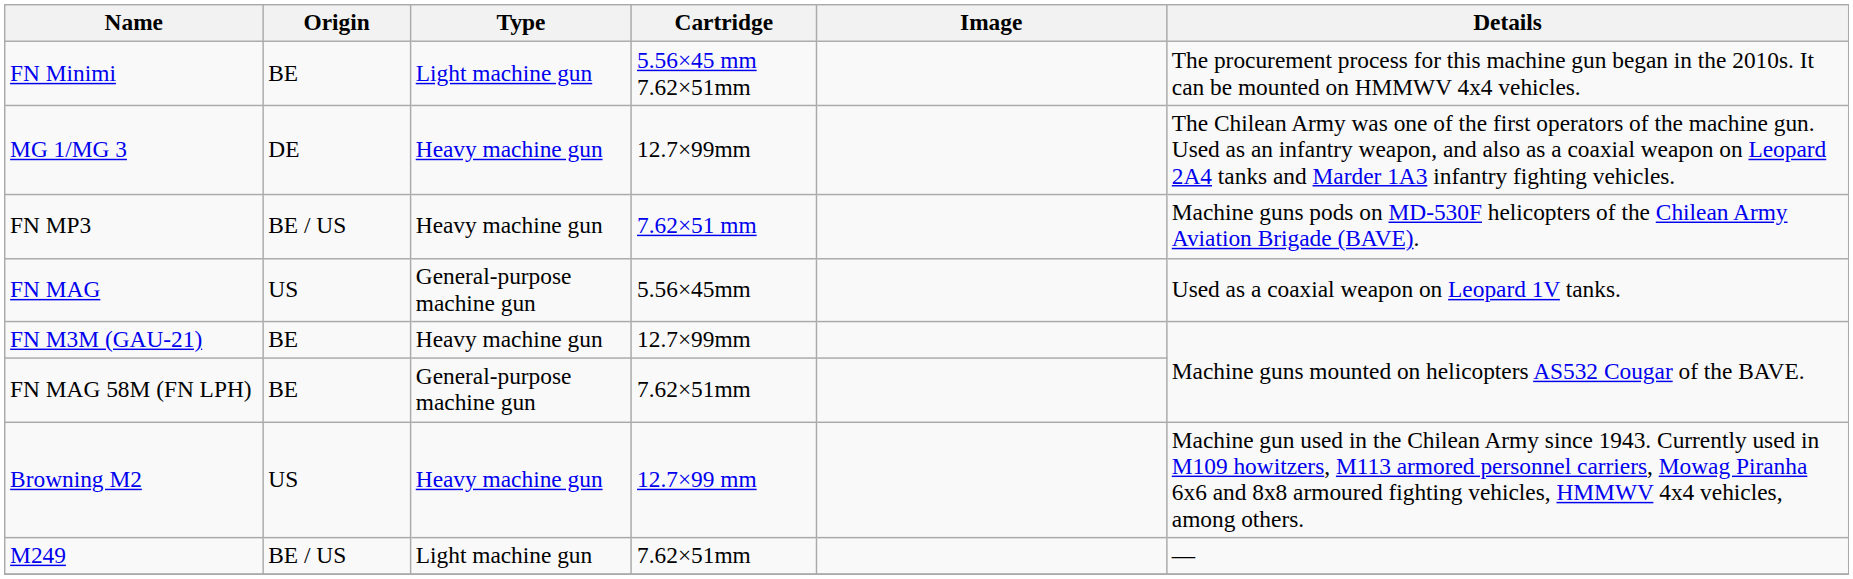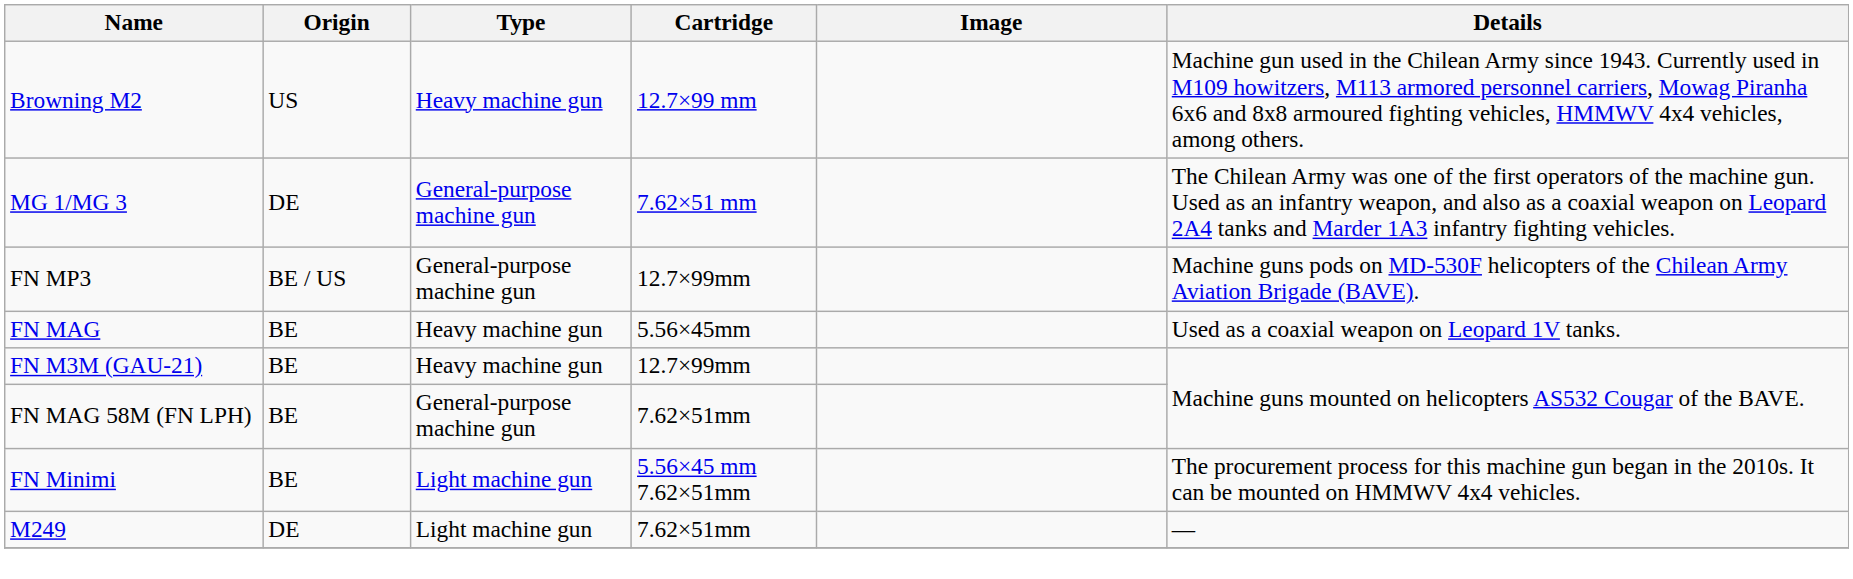rows swapped: (76, 479) <-> (63, 73)
(509, 149) Heavy machine gun -> (494, 202) General-purpose machine gun
(694, 149) 12.7×99mm -> (697, 202) 7.62×51 mm
(509, 226) Heavy machine gun -> (494, 278) General-purpose machine gun
(697, 226) 7.62×51 mm -> (694, 278) 12.7×99mm
(283, 289) US -> (283, 328) BE
(494, 289) General-purpose machine gun -> (509, 328) Heavy machine gun
(307, 555) BE / US -> (284, 529) DE
